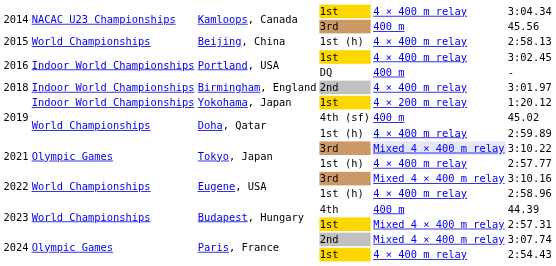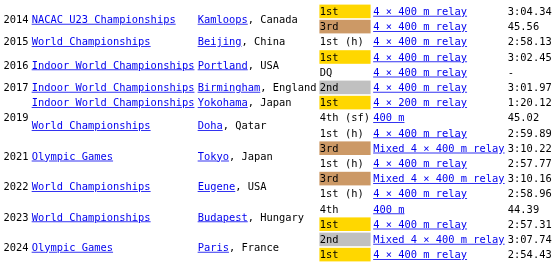(389, 27) 400 m -> (420, 27) 4 × 400 m relay
(389, 72) 400 m -> (420, 72) 4 × 400 m relay
(16, 87) 2018 -> (16, 87) 2017
(439, 148) lavender background -> (439, 148) no background
(439, 224) Mixed 4 × 400 m relay -> (420, 224) 4 × 400 m relay
